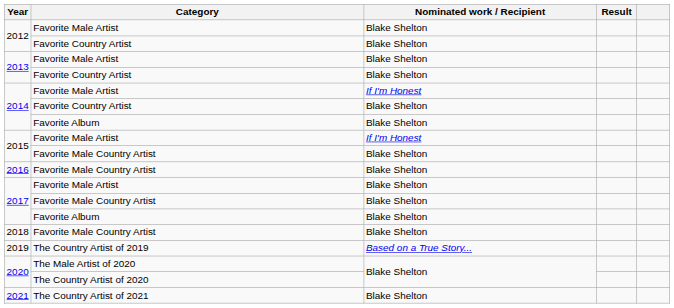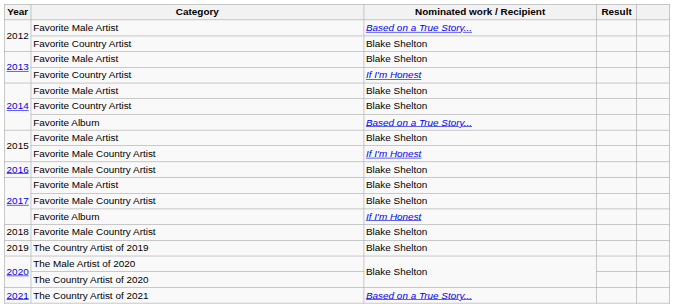(397, 28) Blake Shelton -> (419, 28) Based on a True Story...
(397, 75) Blake Shelton -> (394, 75) If I'm Honest
(394, 91) If I'm Honest -> (397, 91) Blake Shelton
(397, 122) Blake Shelton -> (419, 122) Based on a True Story...
(394, 138) If I'm Honest -> (397, 138) Blake Shelton
(397, 153) Blake Shelton -> (394, 153) If I'm Honest
(397, 216) Blake Shelton -> (394, 216) If I'm Honest
(419, 248) Based on a True Story... -> (397, 248) Blake Shelton
(397, 295) Blake Shelton -> (419, 295) Based on a True Story...
